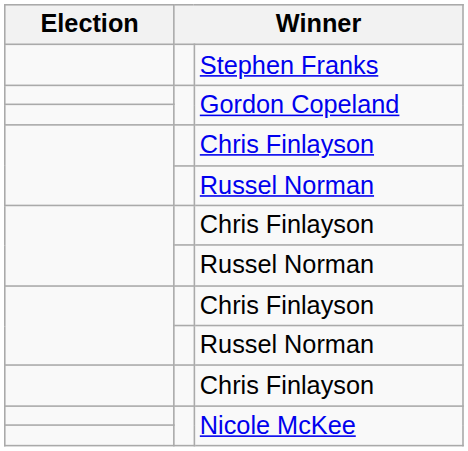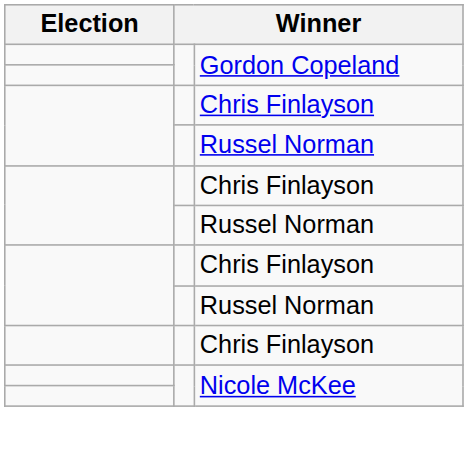- row: (90, 65)
